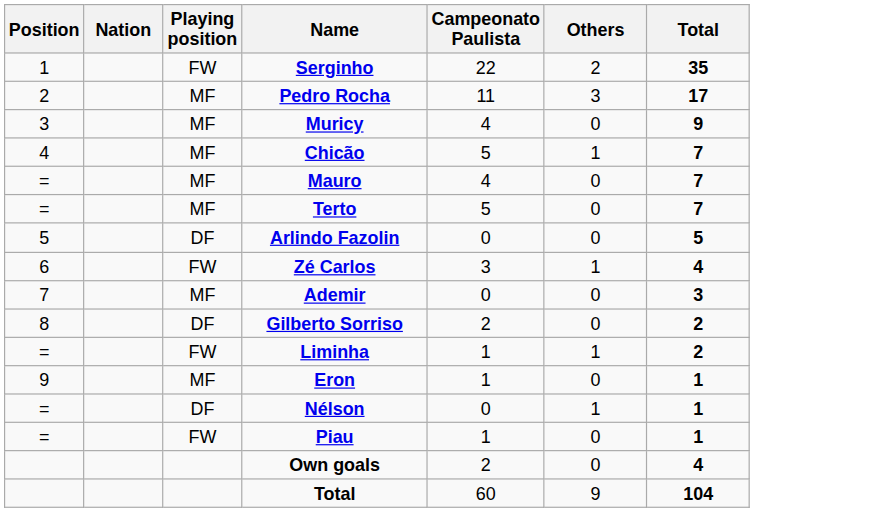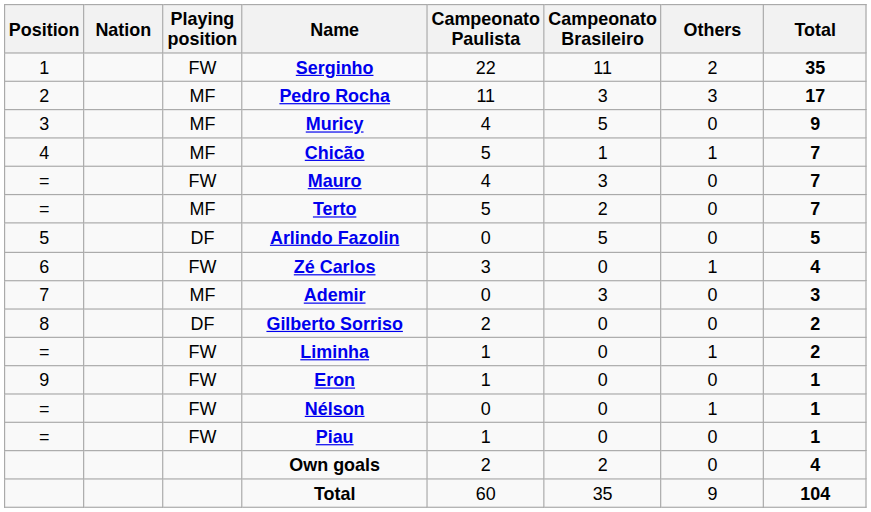+ column: (603, 29)
(202, 181) MF -> (202, 181) FW
(202, 380) MF -> (202, 380) FW
(202, 408) DF -> (202, 408) FW
